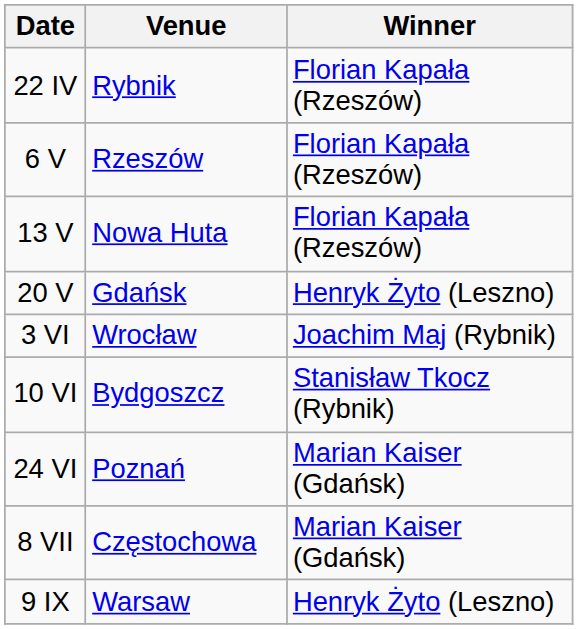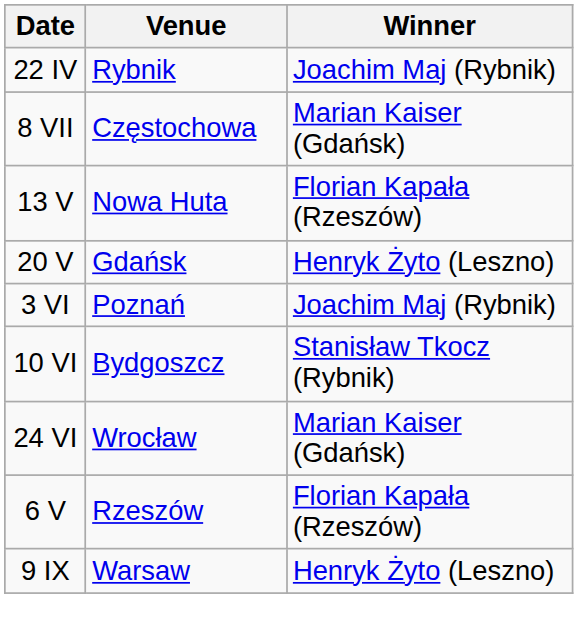(381, 84) Florian Kapała (Rzeszów) -> (424, 69) Joachim Maj (Rybnik)
rows swapped: (45, 159) <-> (45, 542)
(144, 335) Wrocław -> (139, 304) Poznań
(139, 468) Poznań -> (144, 437) Wrocław
